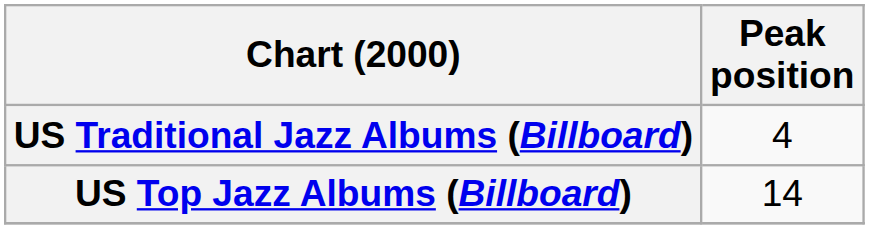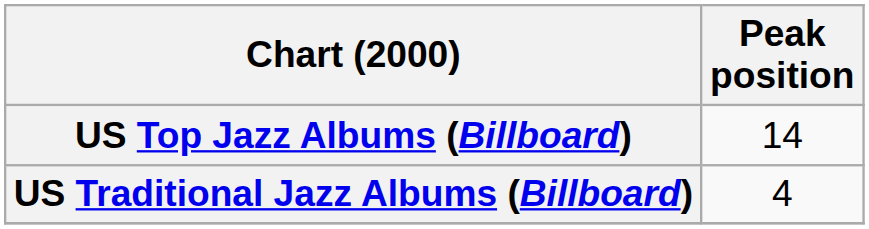rows swapped: (353, 193) <-> (353, 134)
